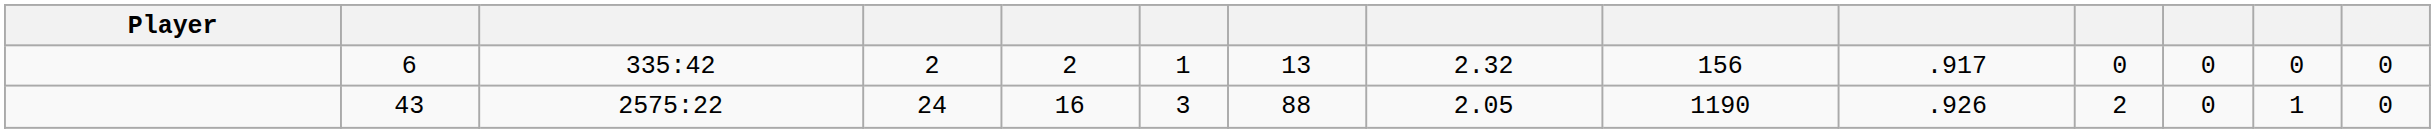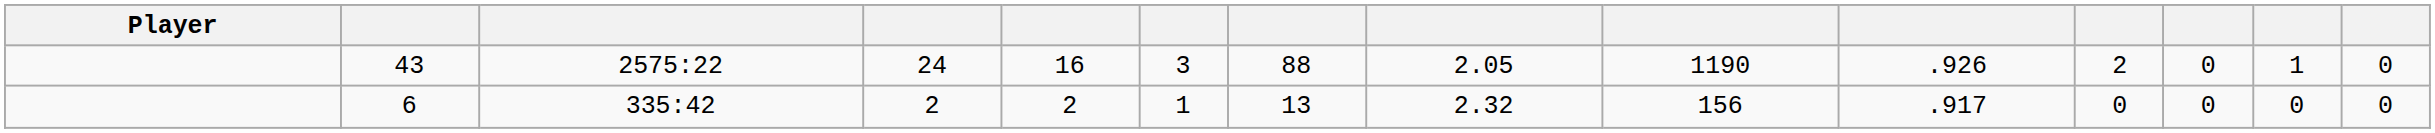rows swapped: (409, 107) <-> (409, 66)
